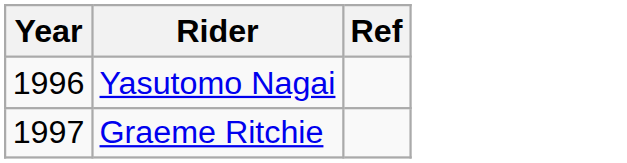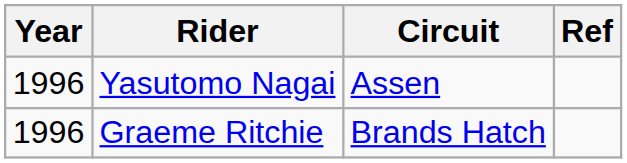+ column: (448, 31)
(49, 133) 1997 -> (49, 133) 1996
